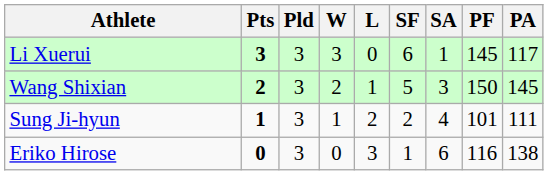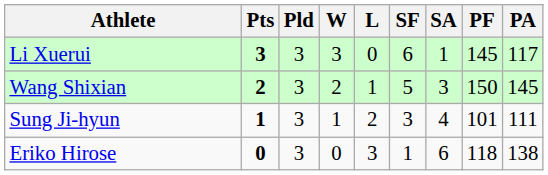(408, 119) 2 -> (408, 119) 3
(482, 152) 116 -> (482, 152) 118
